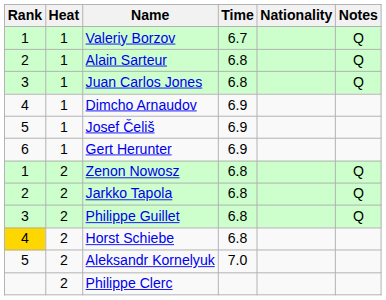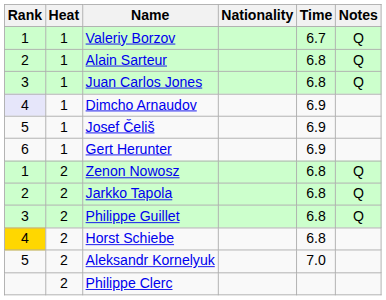columns swapped: (296, 15) <-> (238, 15)
(25, 104) no background -> (25, 104) lavender background
